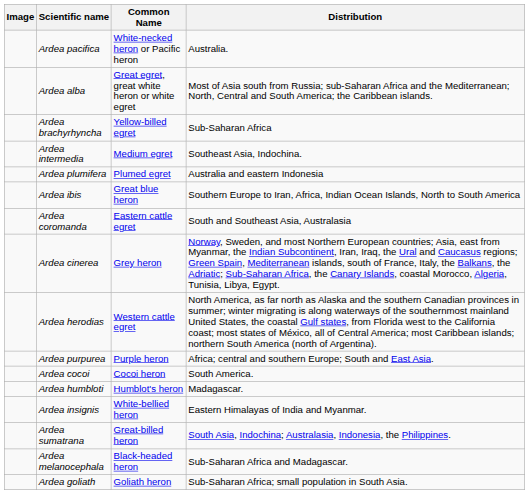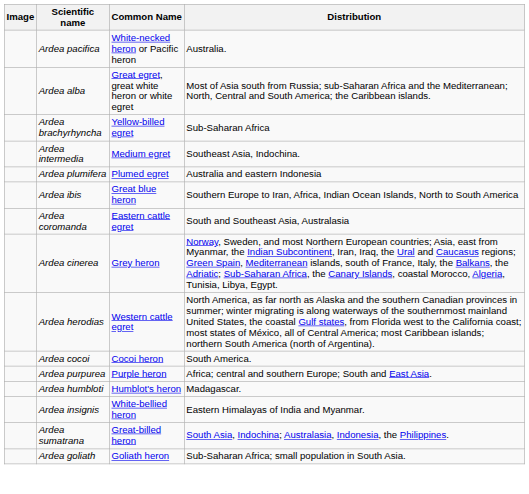rows swapped: (64, 373) <-> (72, 358)
- row: (71, 461)
